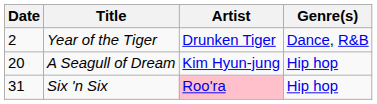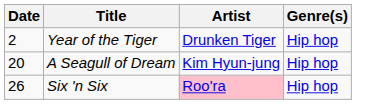(328, 39) Dance, R&B -> (312, 39) Hip hop
(16, 87) 31 -> (16, 87) 26
